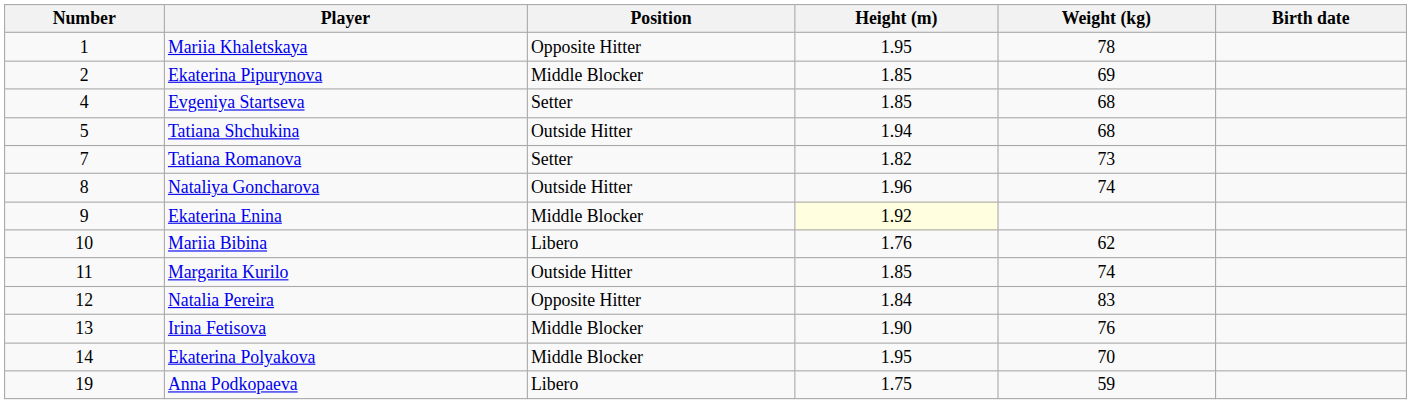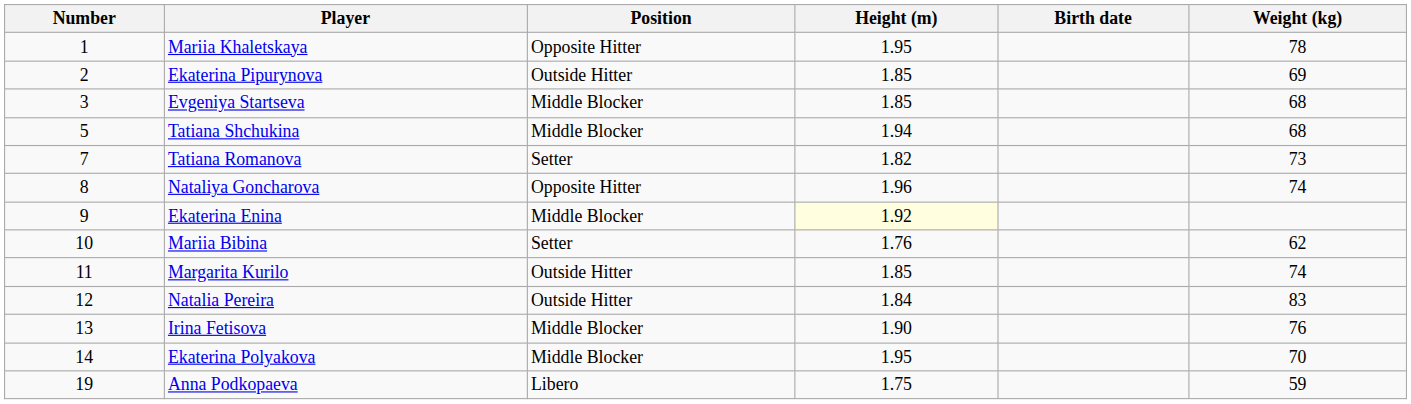columns swapped: (1106, 18) <-> (1311, 18)
(587, 74) Middle Blocker -> (582, 74) Outside Hitter
(84, 103) 4 -> (84, 103) 3
(552, 103) Setter -> (587, 103) Middle Blocker
(582, 131) Outside Hitter -> (587, 131) Middle Blocker
(582, 187) Outside Hitter -> (586, 187) Opposite Hitter
(555, 243) Libero -> (552, 243) Setter
(586, 300) Opposite Hitter -> (582, 300) Outside Hitter
